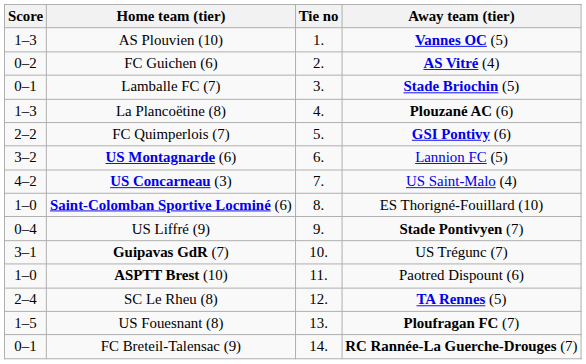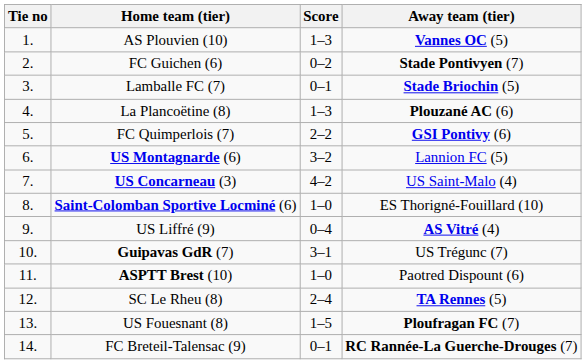columns swapped: (319, 16) <-> (26, 16)
(461, 63) AS Vitré (4) -> (461, 63) Stade Pontivyen (7)
(461, 228) Stade Pontivyen (7) -> (461, 228) AS Vitré (4)
